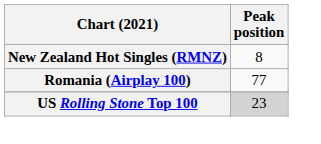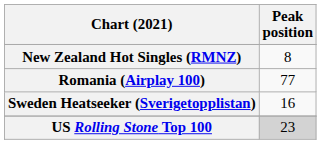+ row: (132, 103)
